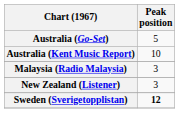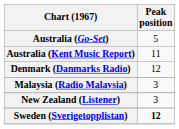(156, 54) 10 -> (156, 54) 11
+ row: (71, 69)
